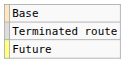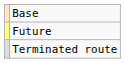rows swapped: (32, 49) <-> (65, 31)
